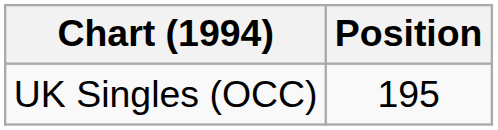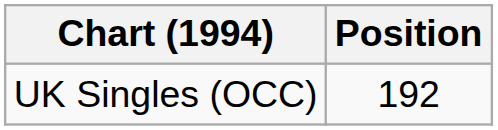(409, 93) 195 -> (409, 93) 192
